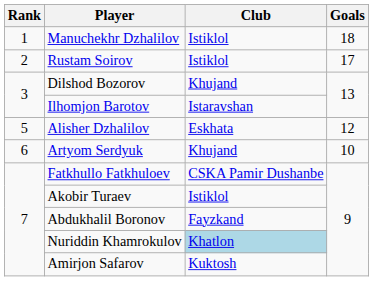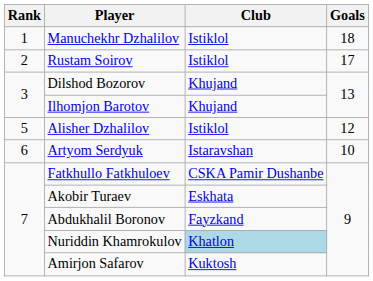(221, 106) Istaravshan -> (213, 106) Khujand
(211, 128) Eskhata -> (208, 128) Istiklol
(213, 151) Khujand -> (221, 151) Istaravshan
(208, 196) Istiklol -> (211, 196) Eskhata
